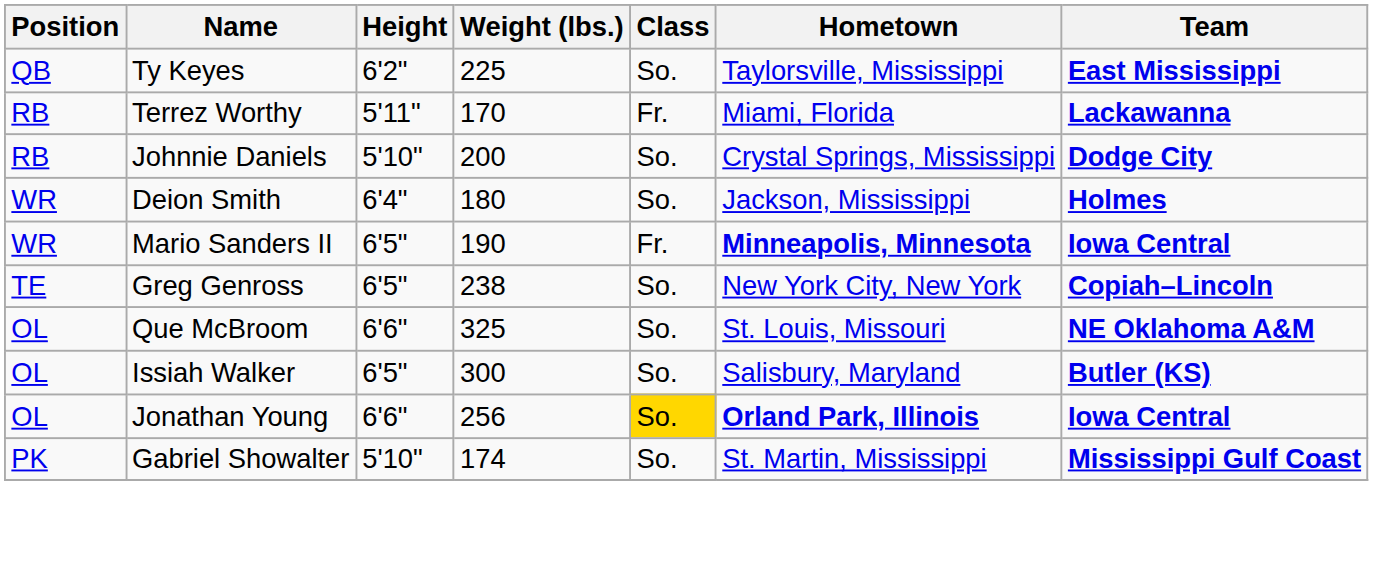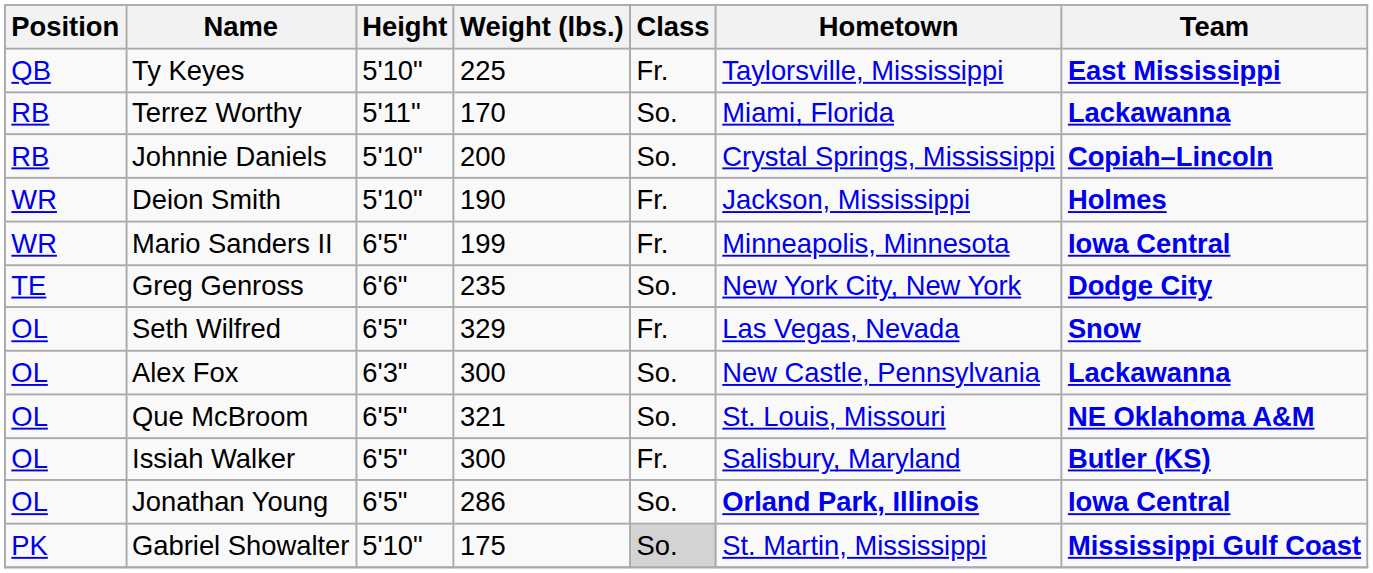(385, 70) 6'2" -> (392, 70) 5'10"
(657, 70) So. -> (652, 70) Fr.
(652, 113) Fr. -> (657, 113) So.
(1140, 157) Dodge City -> (1170, 157) Copiah–Lincoln
(385, 200) 6'4" -> (392, 200) 5'10"
(483, 200) 180 -> (483, 200) 190
(657, 200) So. -> (652, 200) Fr.
(483, 243) 190 -> (483, 243) 199
(876, 243) bold -> (866, 243) normal
(385, 286) 6'5" -> (385, 286) 6'6"
(483, 286) 238 -> (483, 286) 235
(1170, 286) Copiah–Lincoln -> (1140, 286) Dodge City
+ row: (207, 330)
+ row: (185, 373)
(385, 330) 6'6" -> (385, 416) 6'5"
(483, 330) 325 -> (483, 416) 321
(657, 373) So. -> (652, 459) Fr.
(385, 416) 6'6" -> (385, 502) 6'5"
(483, 416) 256 -> (483, 502) 286
(657, 416) gold background -> (657, 502) no background
(483, 459) 174 -> (483, 546) 175
(657, 459) no background -> (657, 546) lightgrey background
